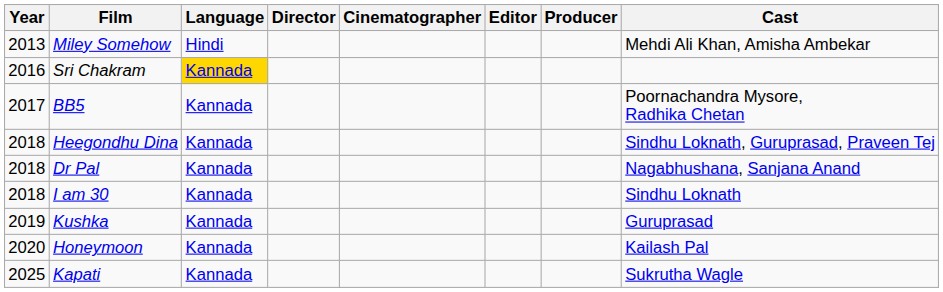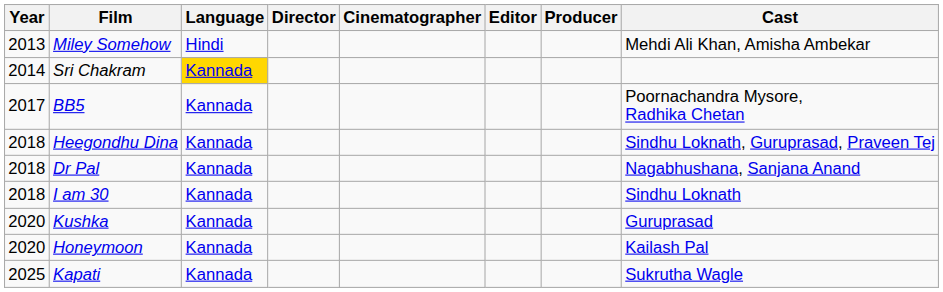(27, 70) 2016 -> (27, 70) 2014
(27, 221) 2019 -> (27, 221) 2020
